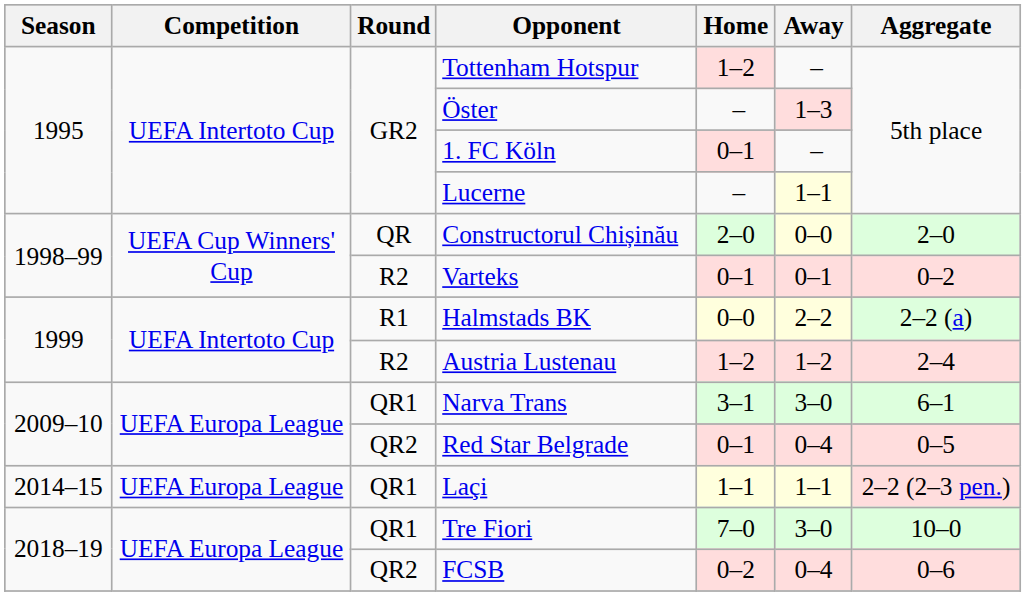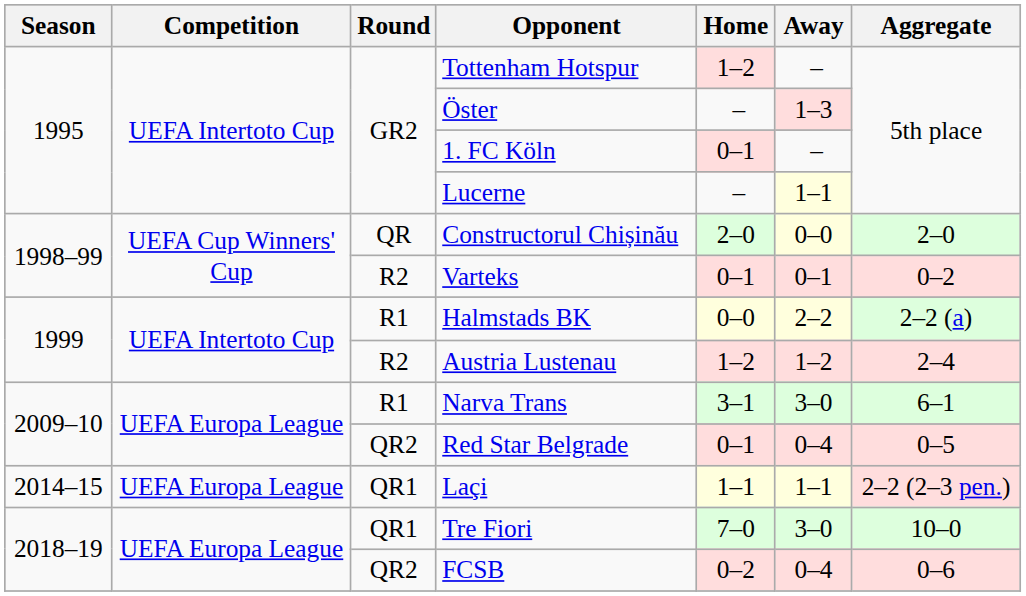(394, 402) QR1 -> (394, 402) R1
